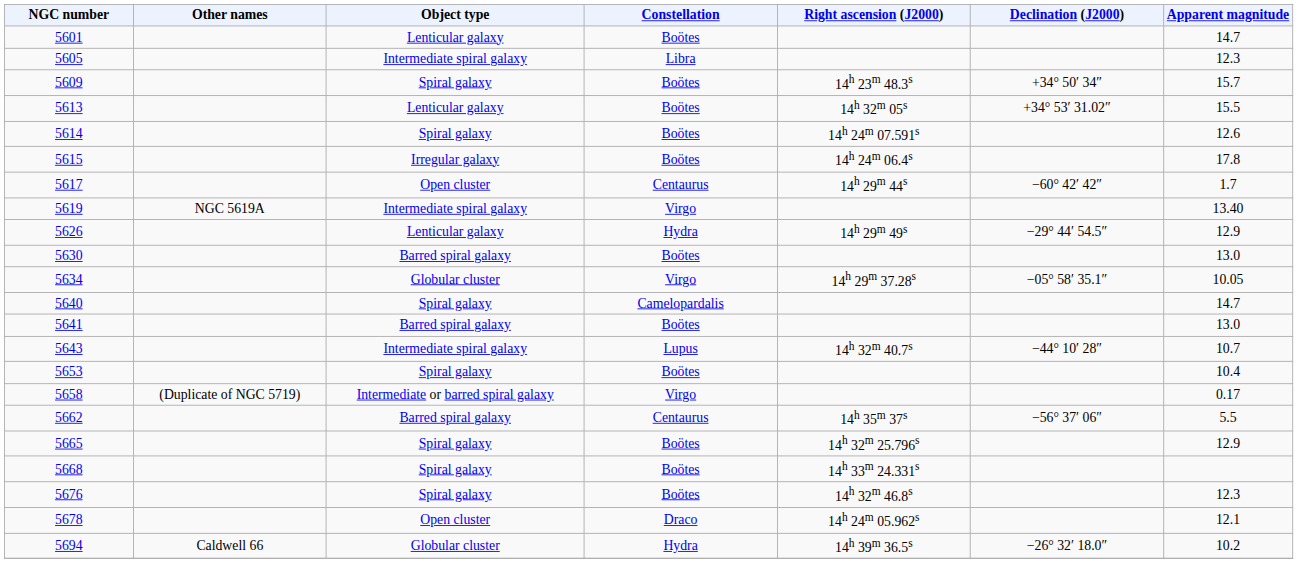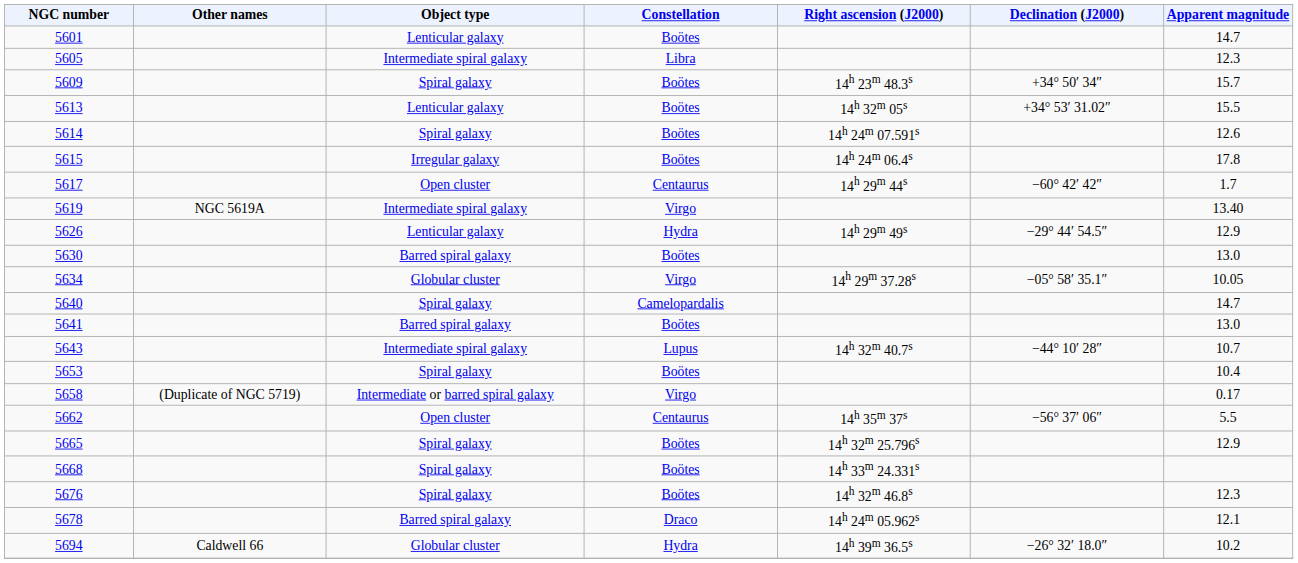(455, 418) Barred spiral galaxy -> (455, 418) Open cluster
(455, 520) Open cluster -> (455, 520) Barred spiral galaxy
